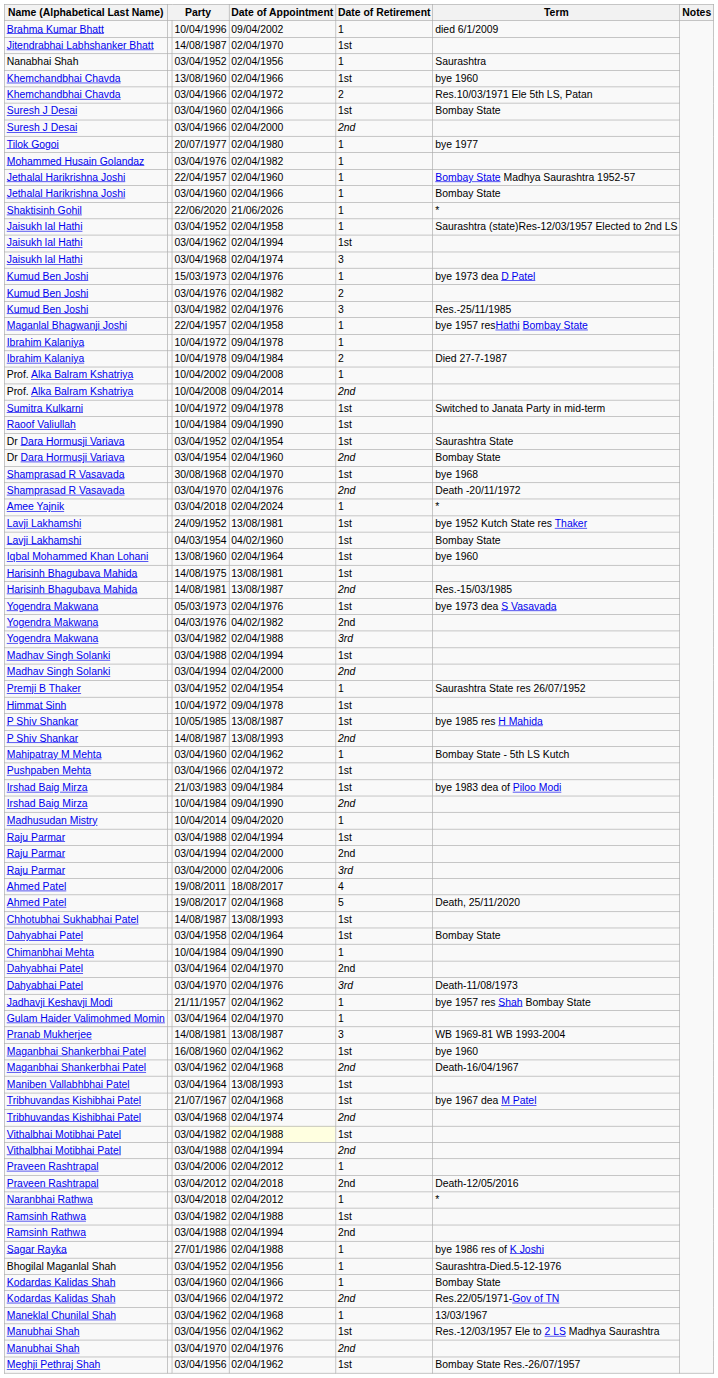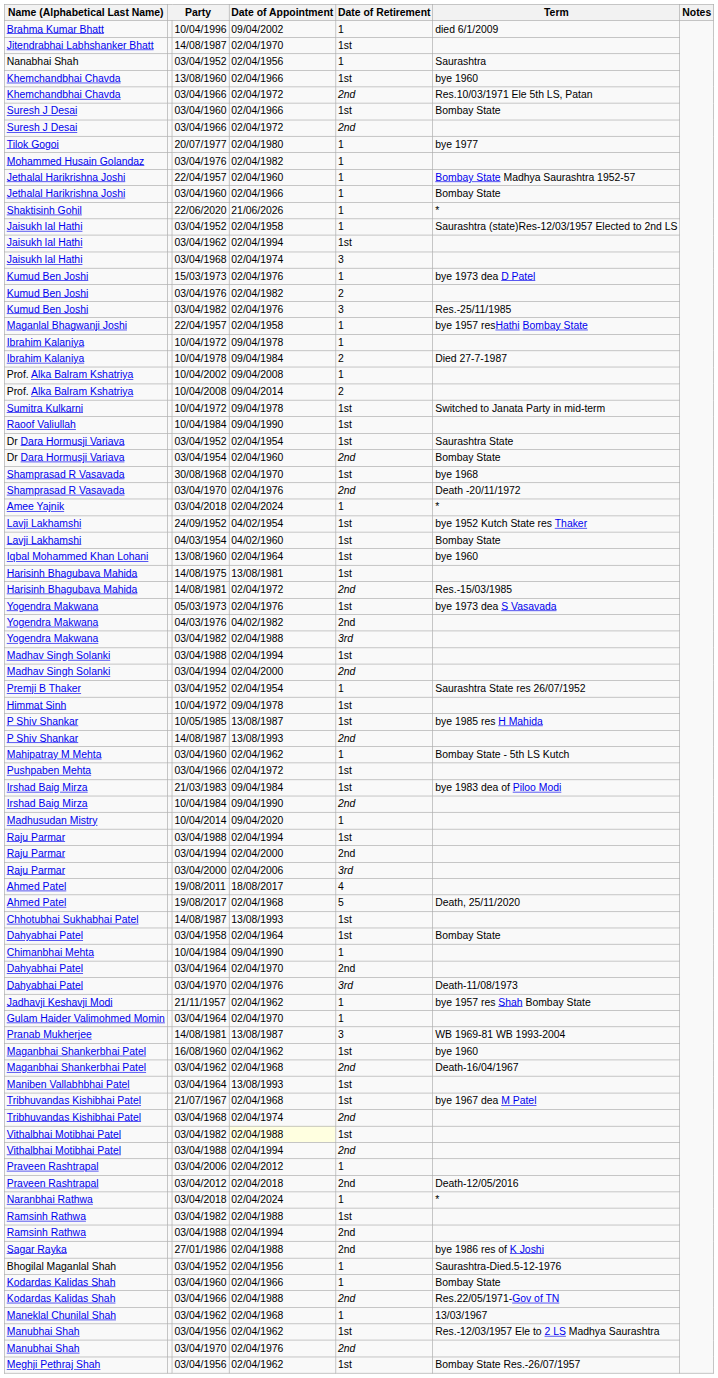(341, 95) 2 -> (347, 95) 2nd
(257, 128) 02/04/2000 -> (257, 128) 02/04/1972
(347, 392) 2nd -> (341, 392) 2
(257, 524) 13/08/1981 -> (257, 524) 04/02/1954
(257, 590) 13/08/1987 -> (257, 590) 02/04/1972
(257, 1200) 02/04/2012 -> (257, 1200) 02/04/2024
(341, 1249) 1 -> (347, 1249) 2nd
(257, 1299) 02/04/1972 -> (257, 1299) 02/04/1988
